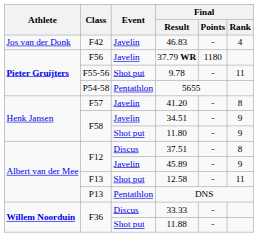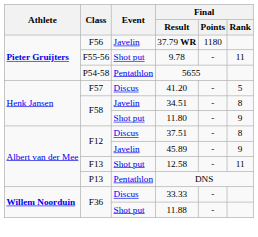- row: (177, 42)
(127, 103) Javelin -> (126, 88) Discus
(240, 103) 8 -> (240, 88) 5
(240, 118) 9 -> (240, 103) 8
